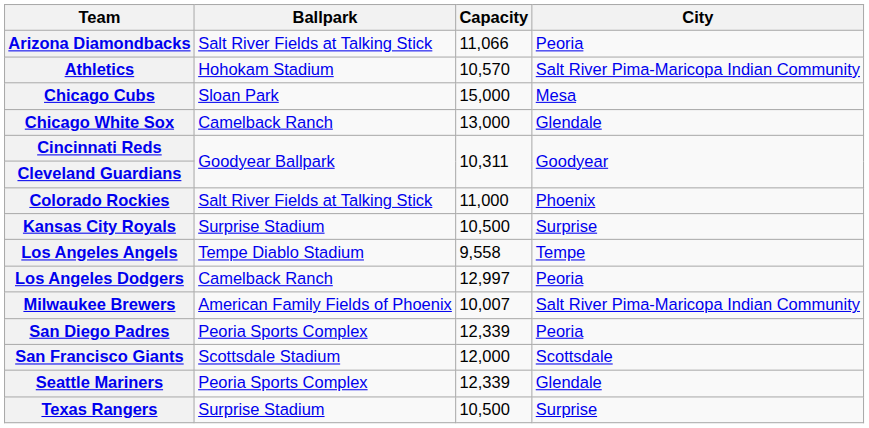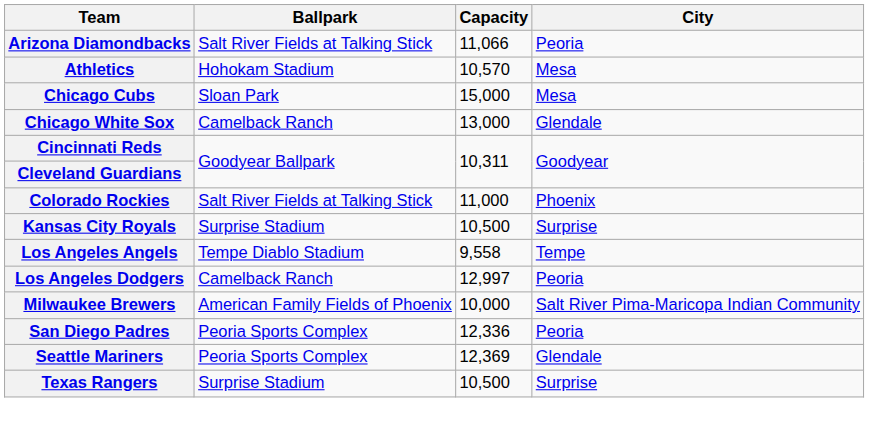(698, 69) Salt River Pima-Maricopa Indian Community -> (556, 69) Mesa
(485, 305) 10,007 -> (485, 305) 10,000
(485, 331) 12,339 -> (485, 331) 12,336
- row: (99, 357)
(485, 383) 12,339 -> (485, 357) 12,369
